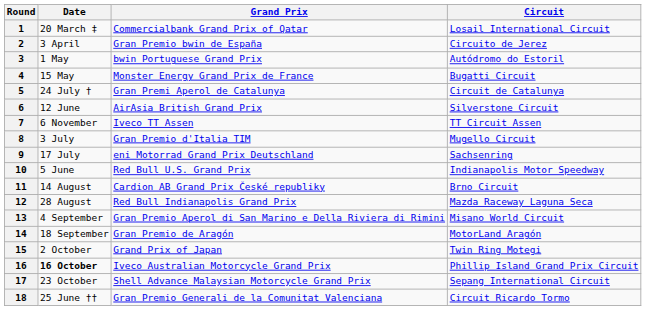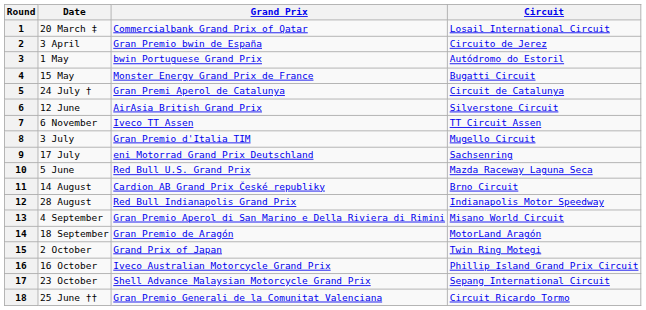(527, 171) Indianapolis Motor Speedway -> (521, 171) Mazda Raceway Laguna Seca
(521, 202) Mazda Raceway Laguna Seca -> (527, 202) Indianapolis Motor Speedway
(69, 266) bold -> (69, 266) normal
